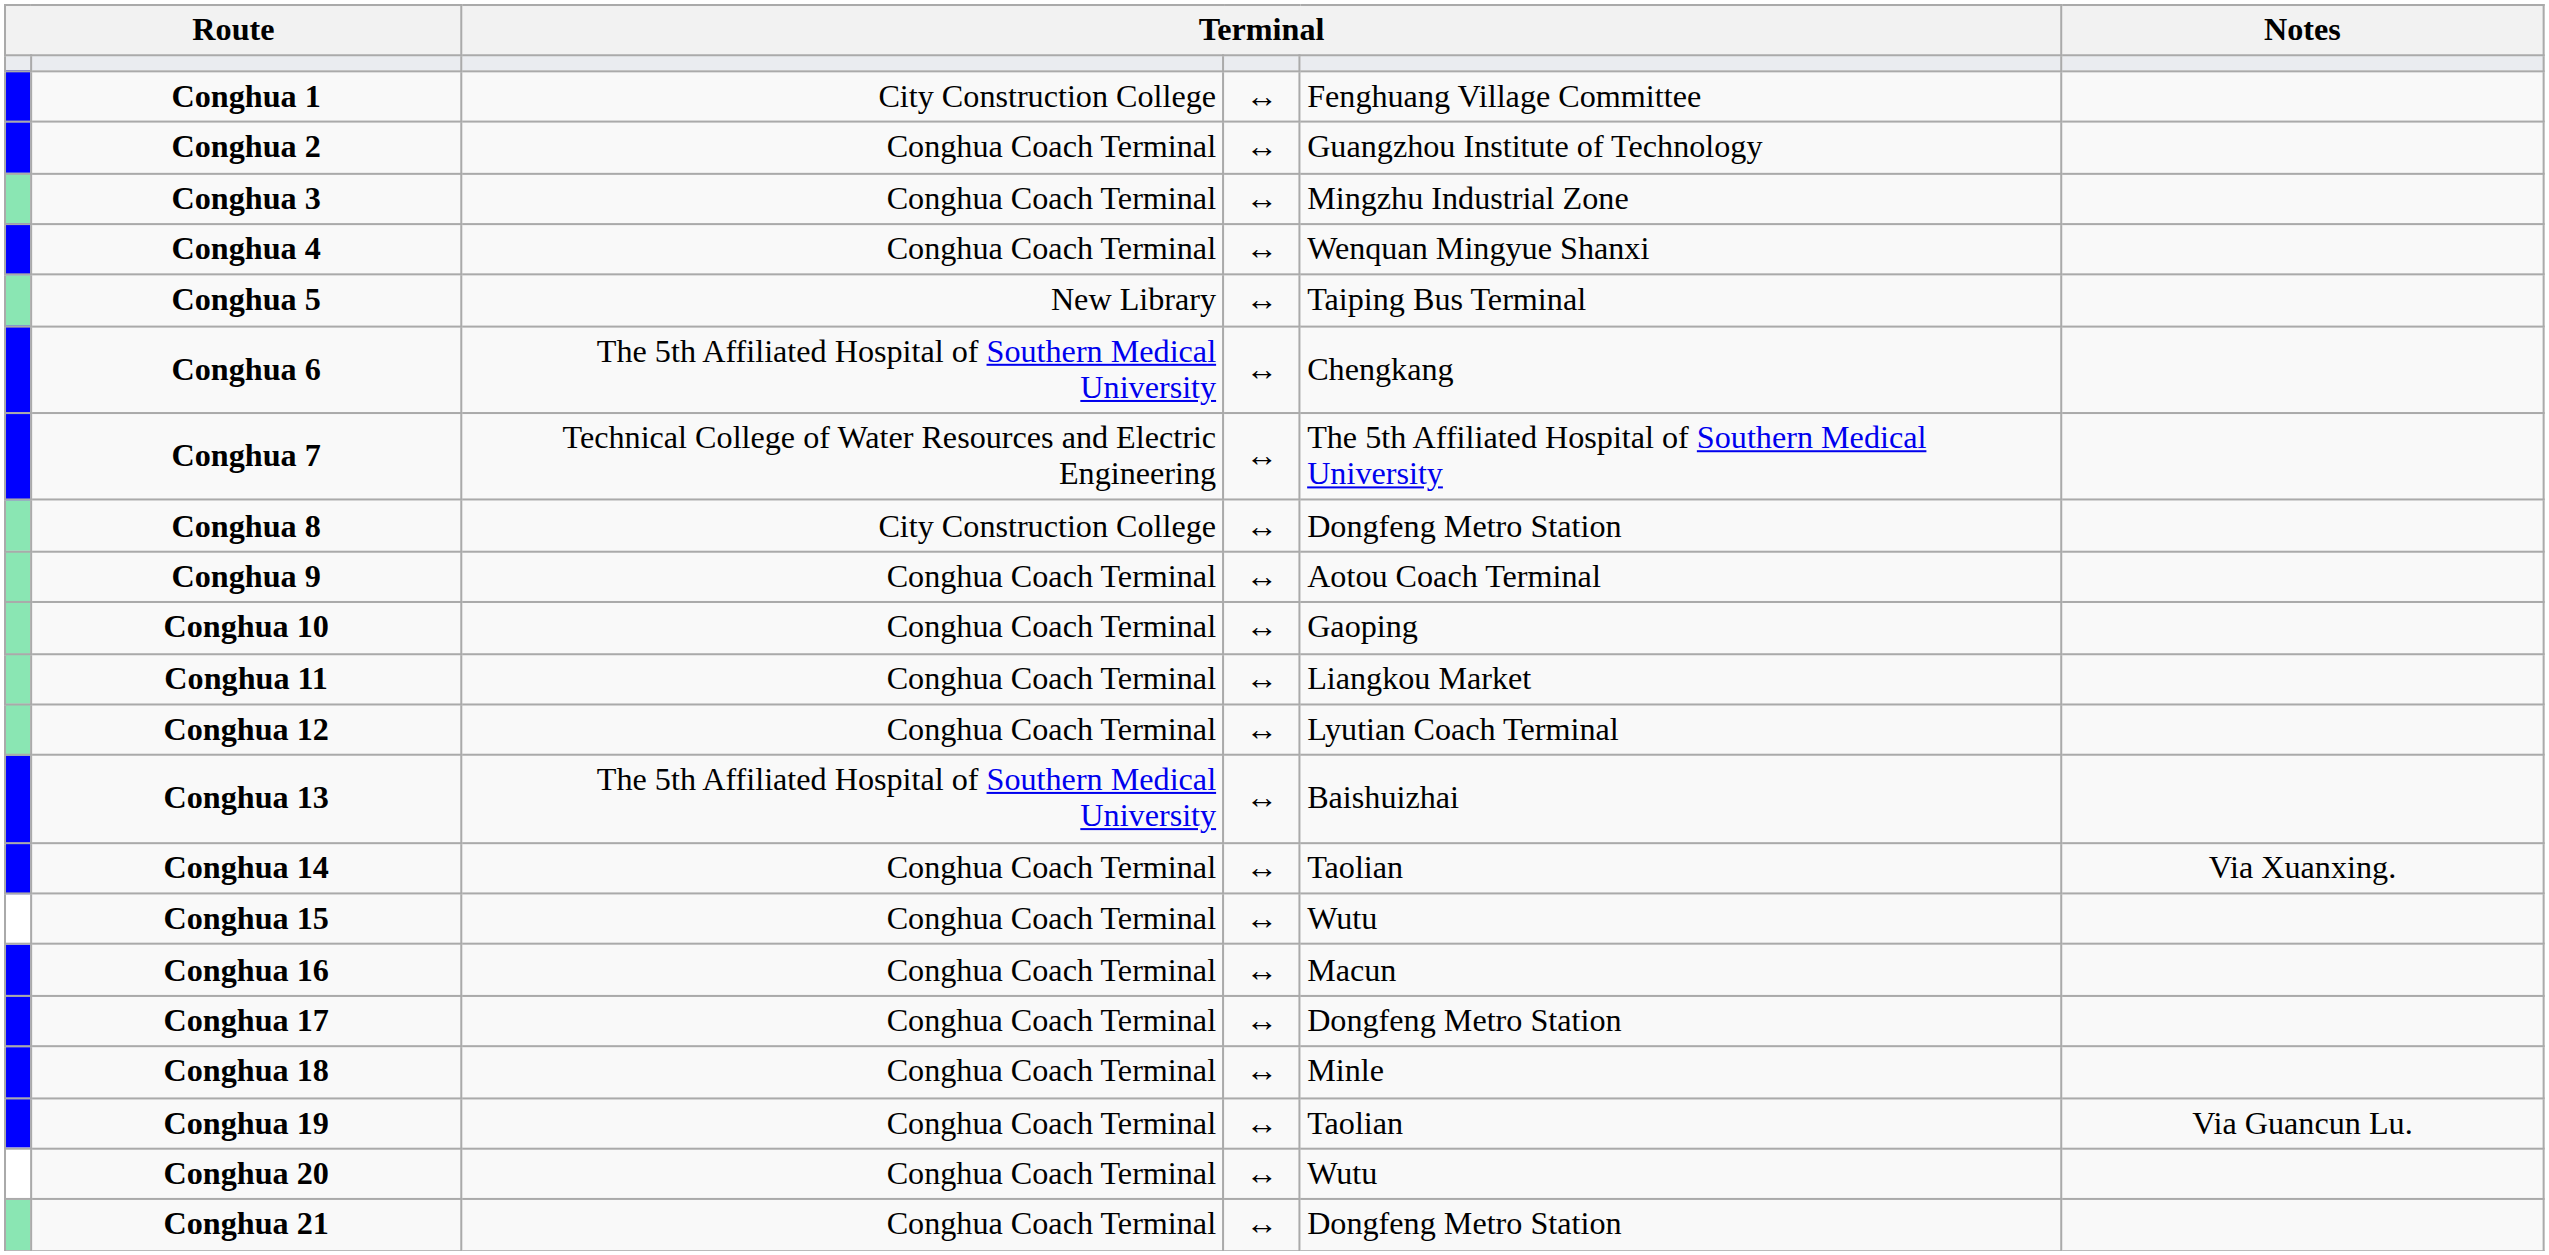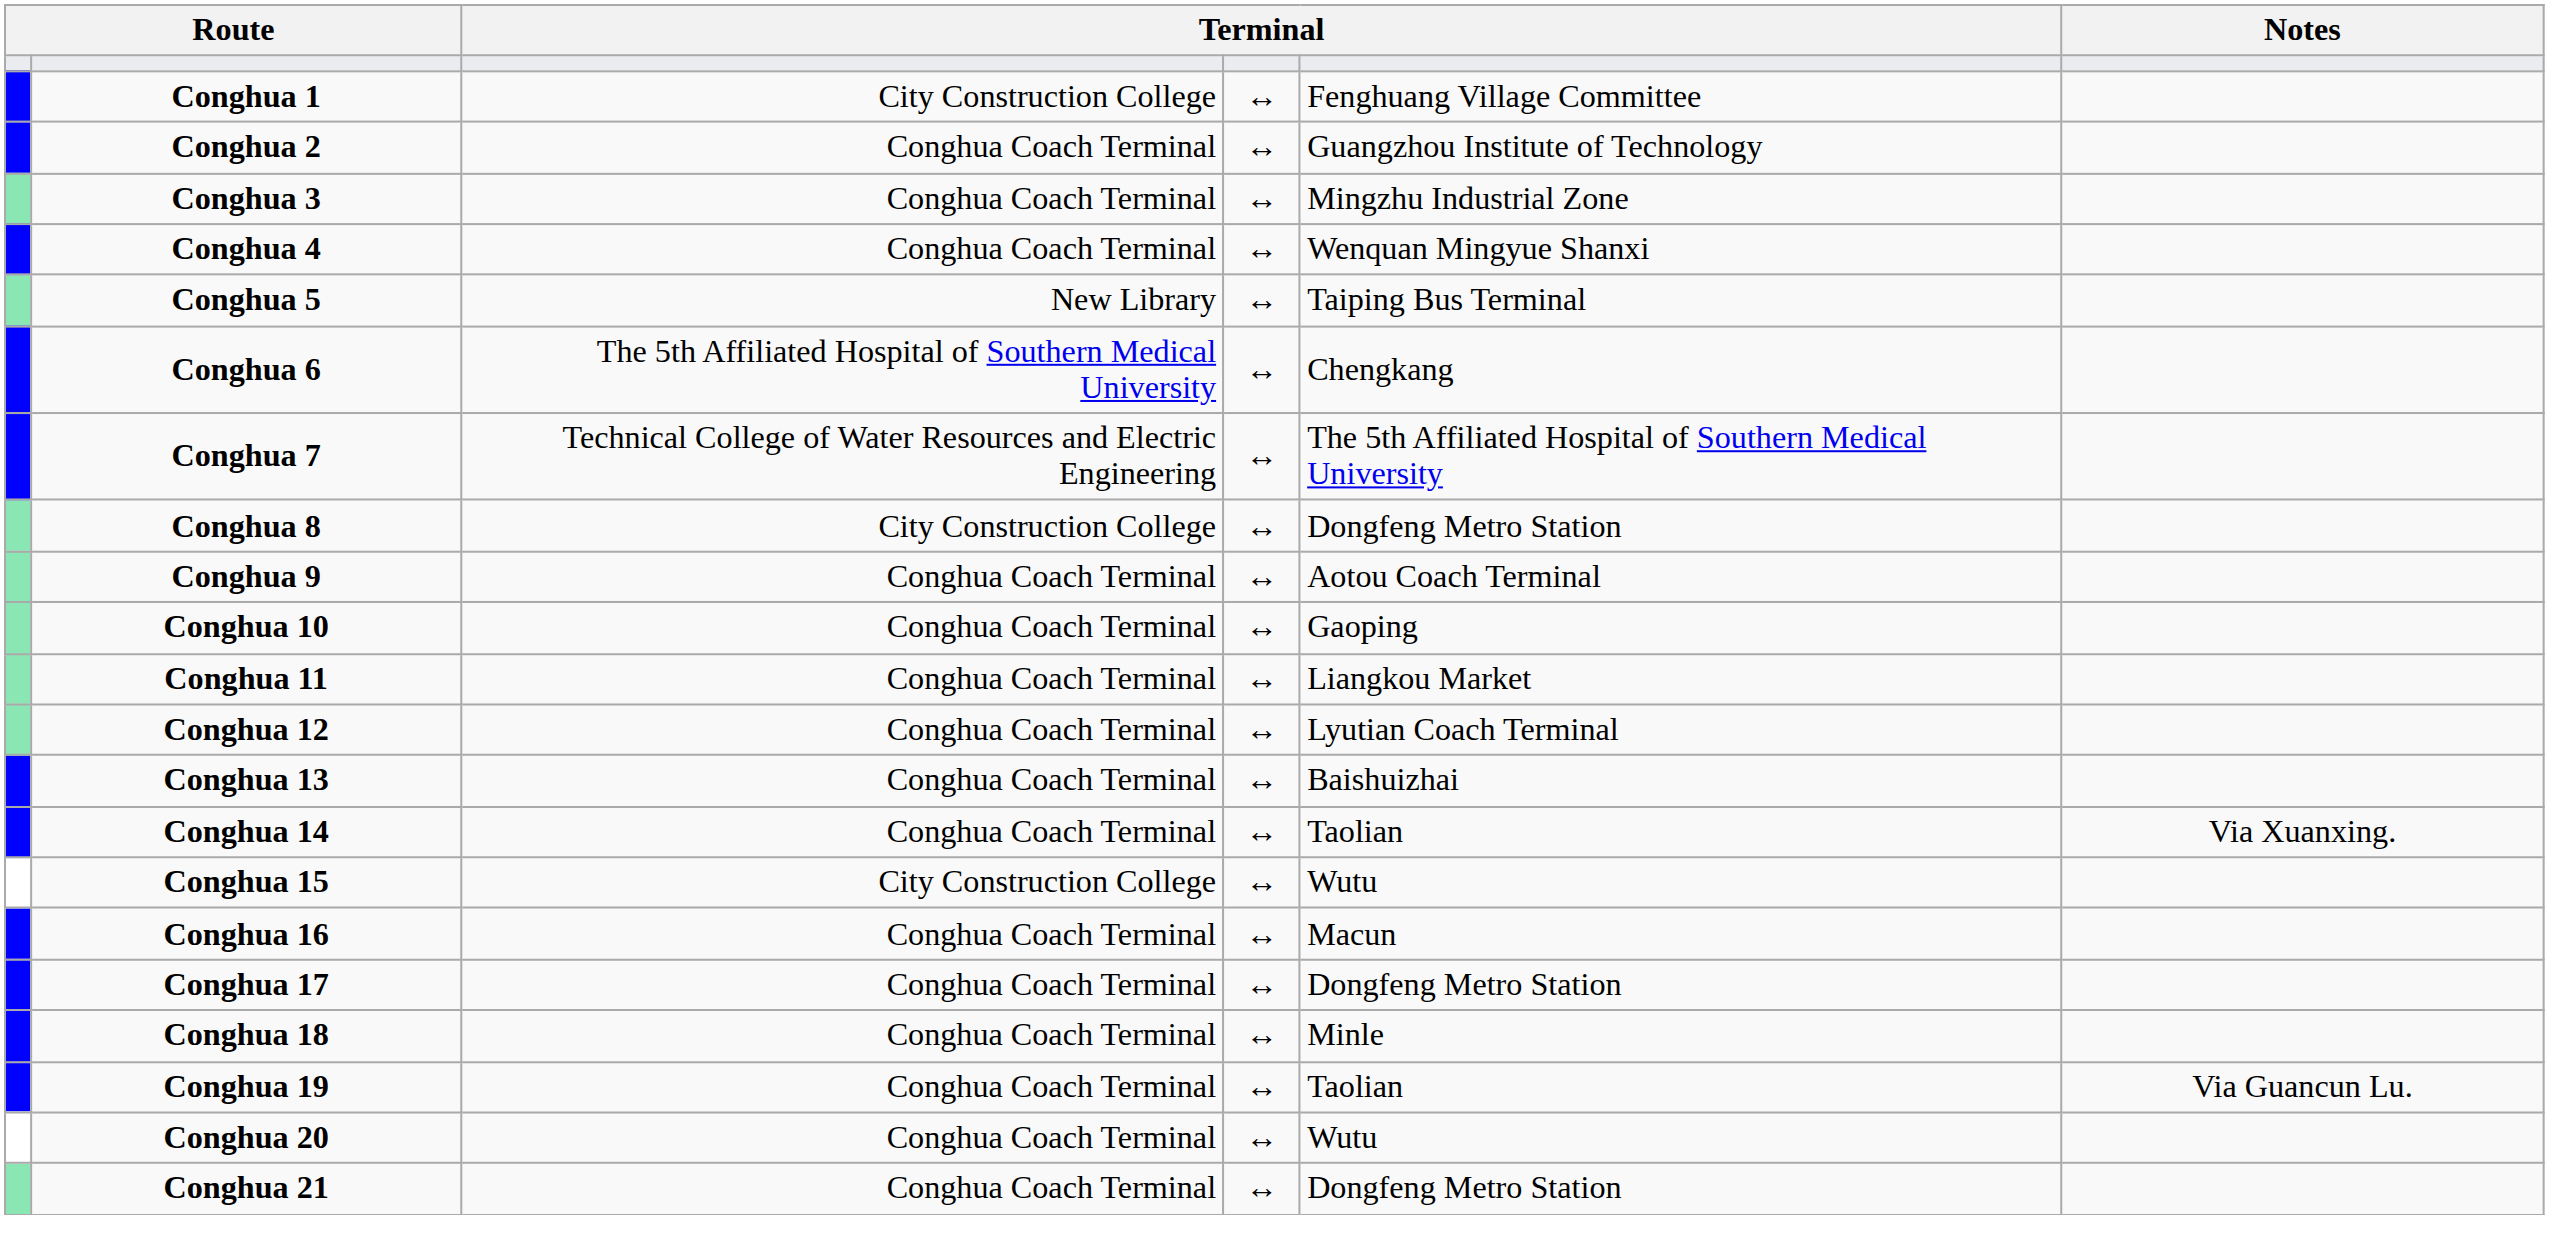(906, 798) The 5th Affiliated Hospital of Southern Medical University -> (1051, 780) Conghua Coach Terminal
(1051, 918) Conghua Coach Terminal -> (1047, 882) City Construction College
